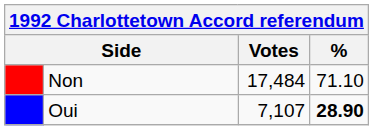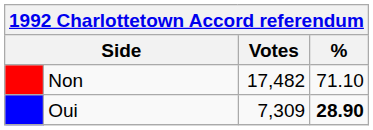(276, 80) 17,484 -> (276, 80) 17,482
(281, 110) 7,107 -> (281, 110) 7,309
